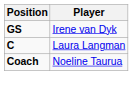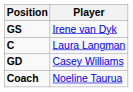+ row: (15, 62)
